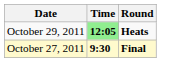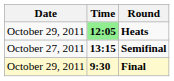+ row: (144, 48)
(46, 48) October 27, 2011 -> (46, 66) October 29, 2011
